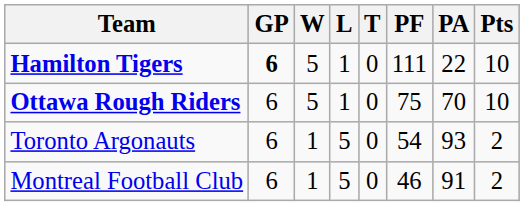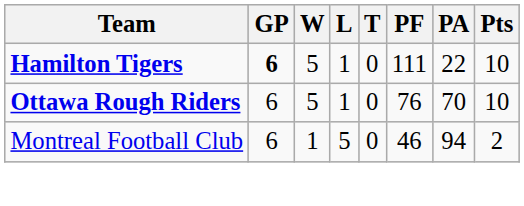(409, 102) 75 -> (409, 102) 76
- row: (103, 141)
(454, 180) 91 -> (454, 141) 94
